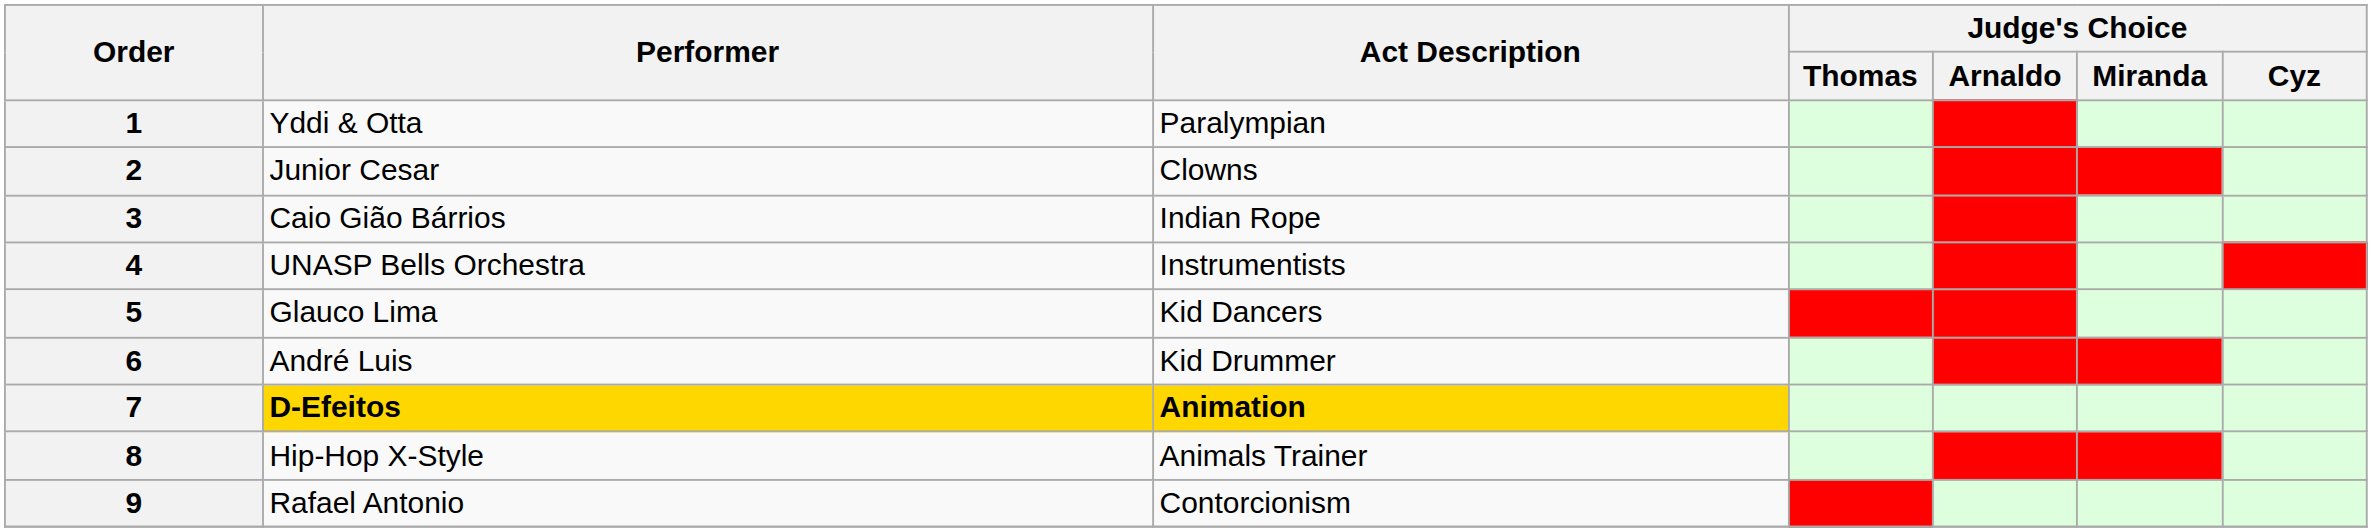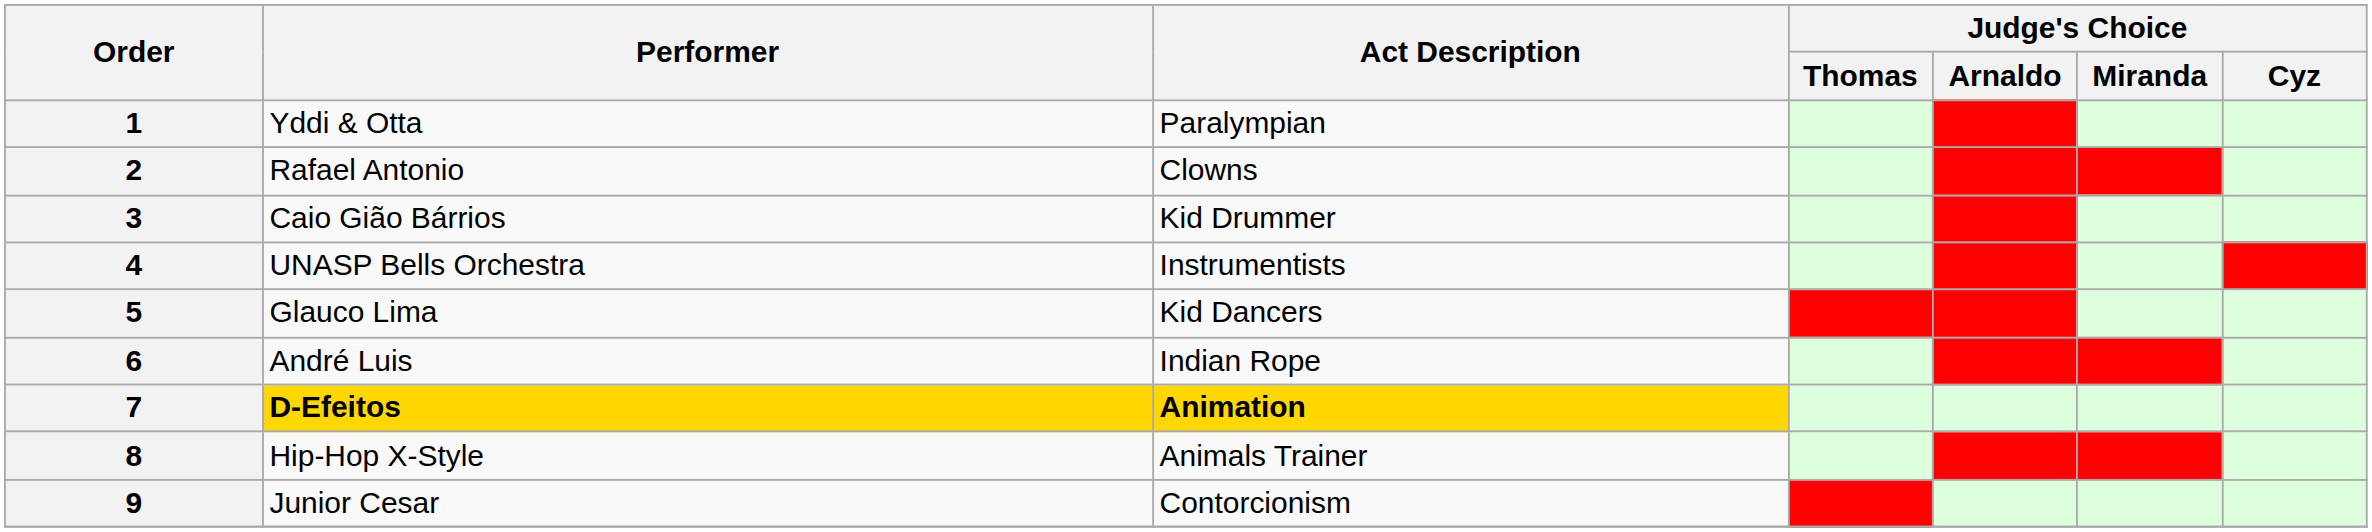(354, 170) Junior Cesar -> (367, 170) Rafael Antonio
(1240, 218) Indian Rope -> (1248, 218) Kid Drummer
(1248, 360) Kid Drummer -> (1240, 360) Indian Rope
(367, 502) Rafael Antonio -> (354, 502) Junior Cesar
